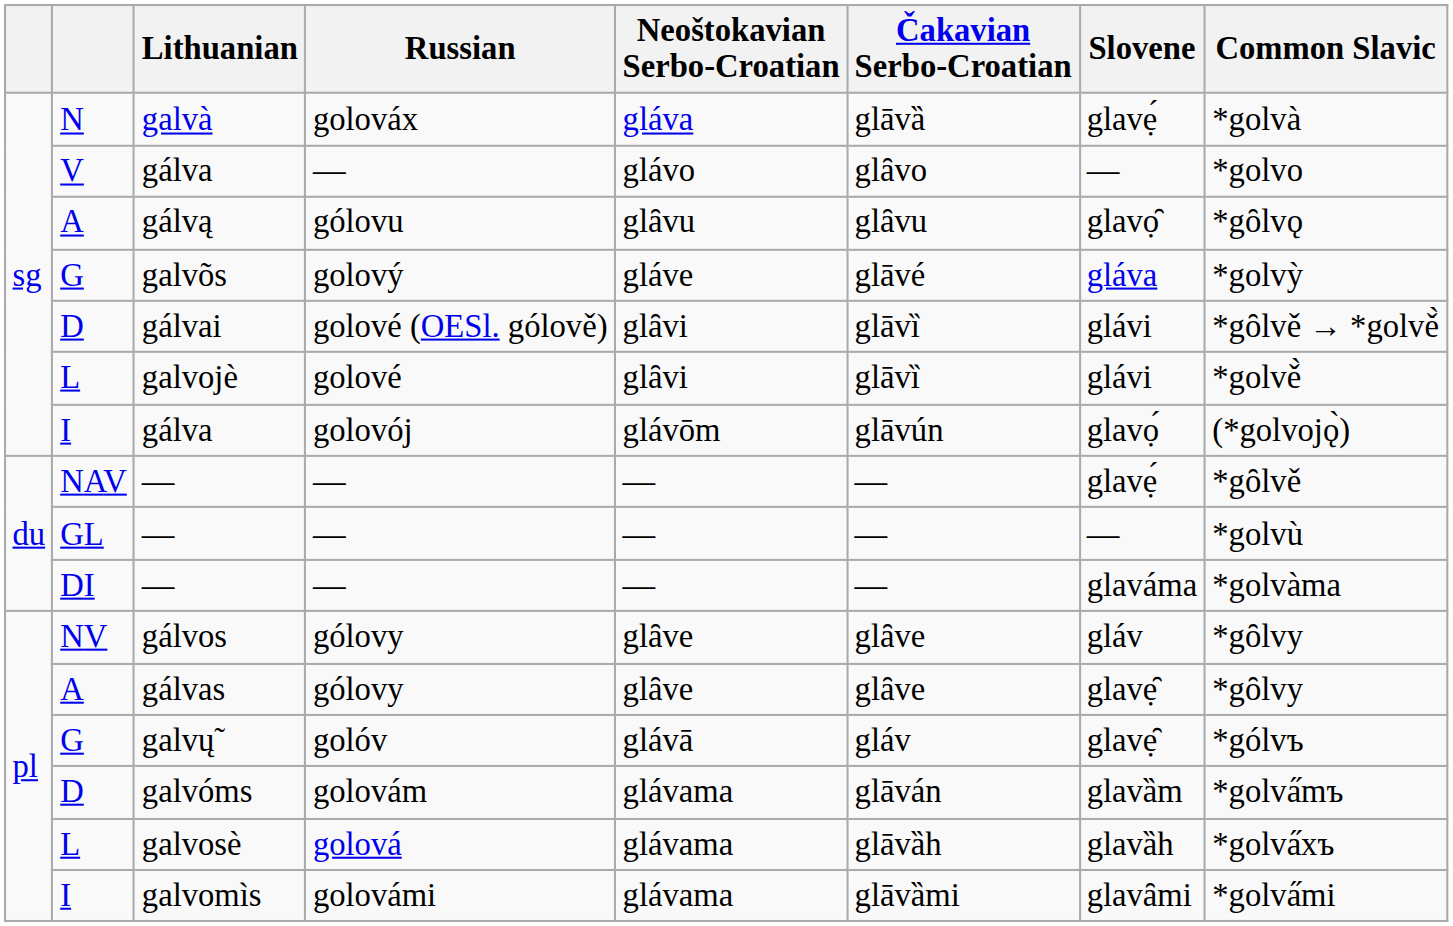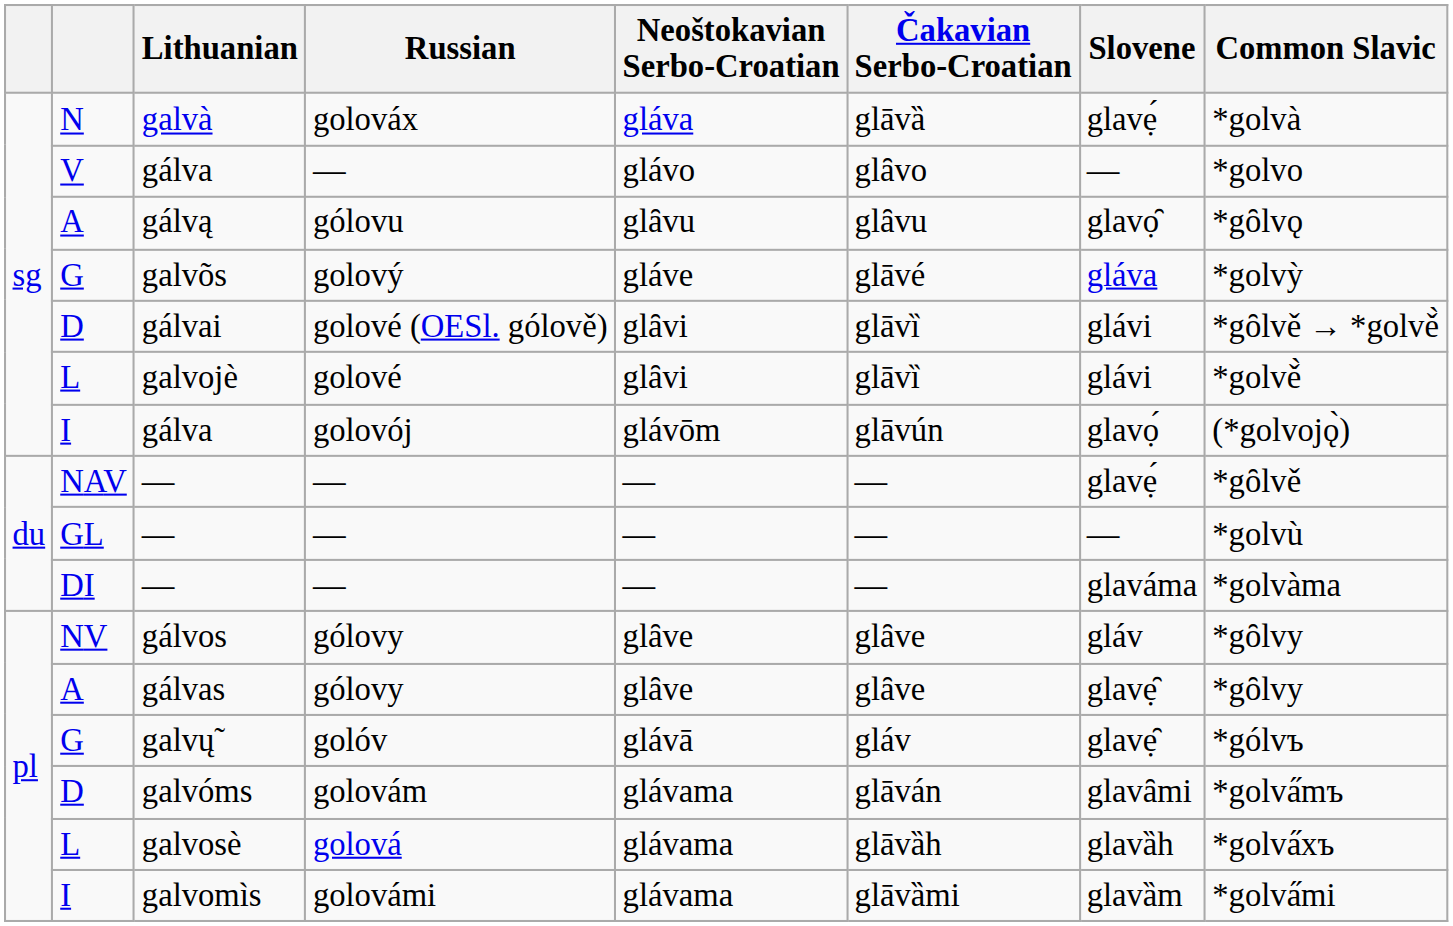(1135, 791) glavȁm -> (1139, 791) glavȃmi
(1139, 895) glavȃmi -> (1135, 895) glavȁm
